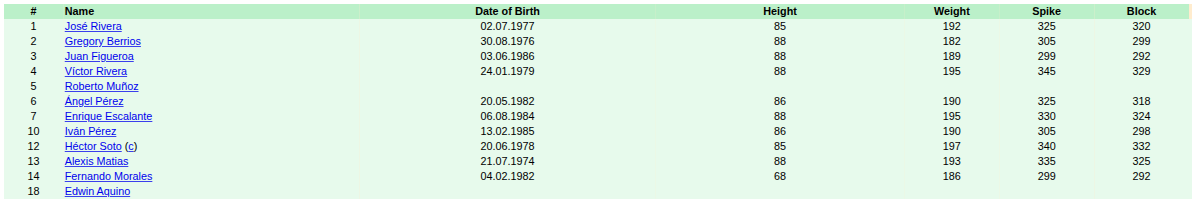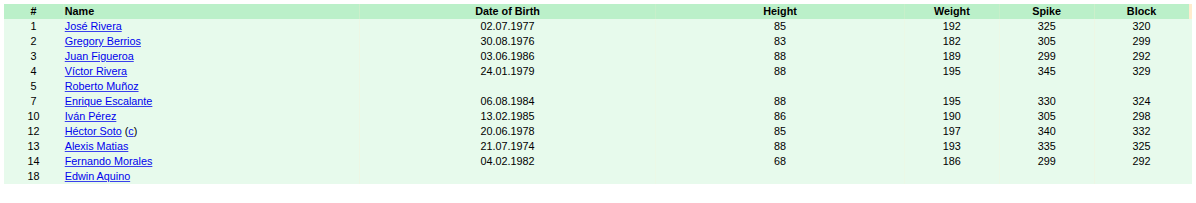(780, 42) 88 -> (780, 42) 83
- row: (94, 102)
